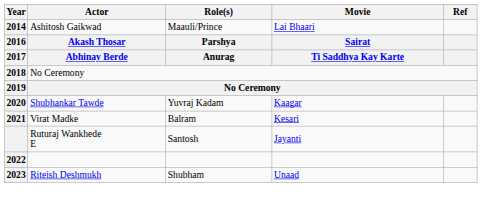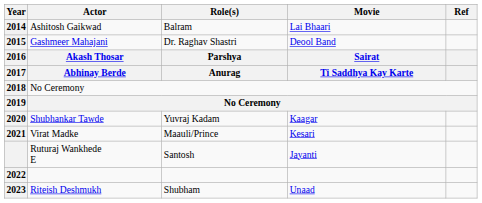(195, 27) Maauli/Prince -> (178, 27) Balram
+ row: (16, 42)
(182, 118) Balram -> (191, 133) Maauli/Prince
